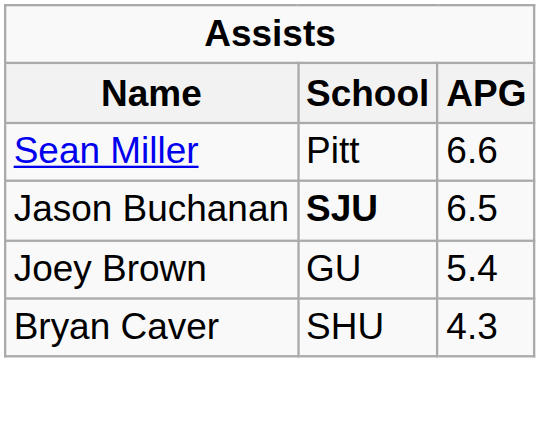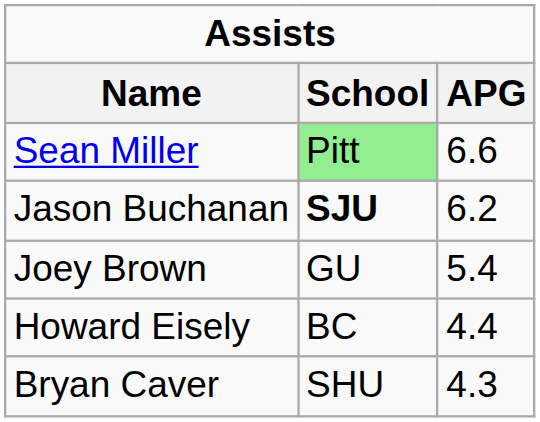(333, 151) no background -> (333, 151) lightgreen background
(472, 209) 6.5 -> (472, 209) 6.2
+ row: (132, 326)
